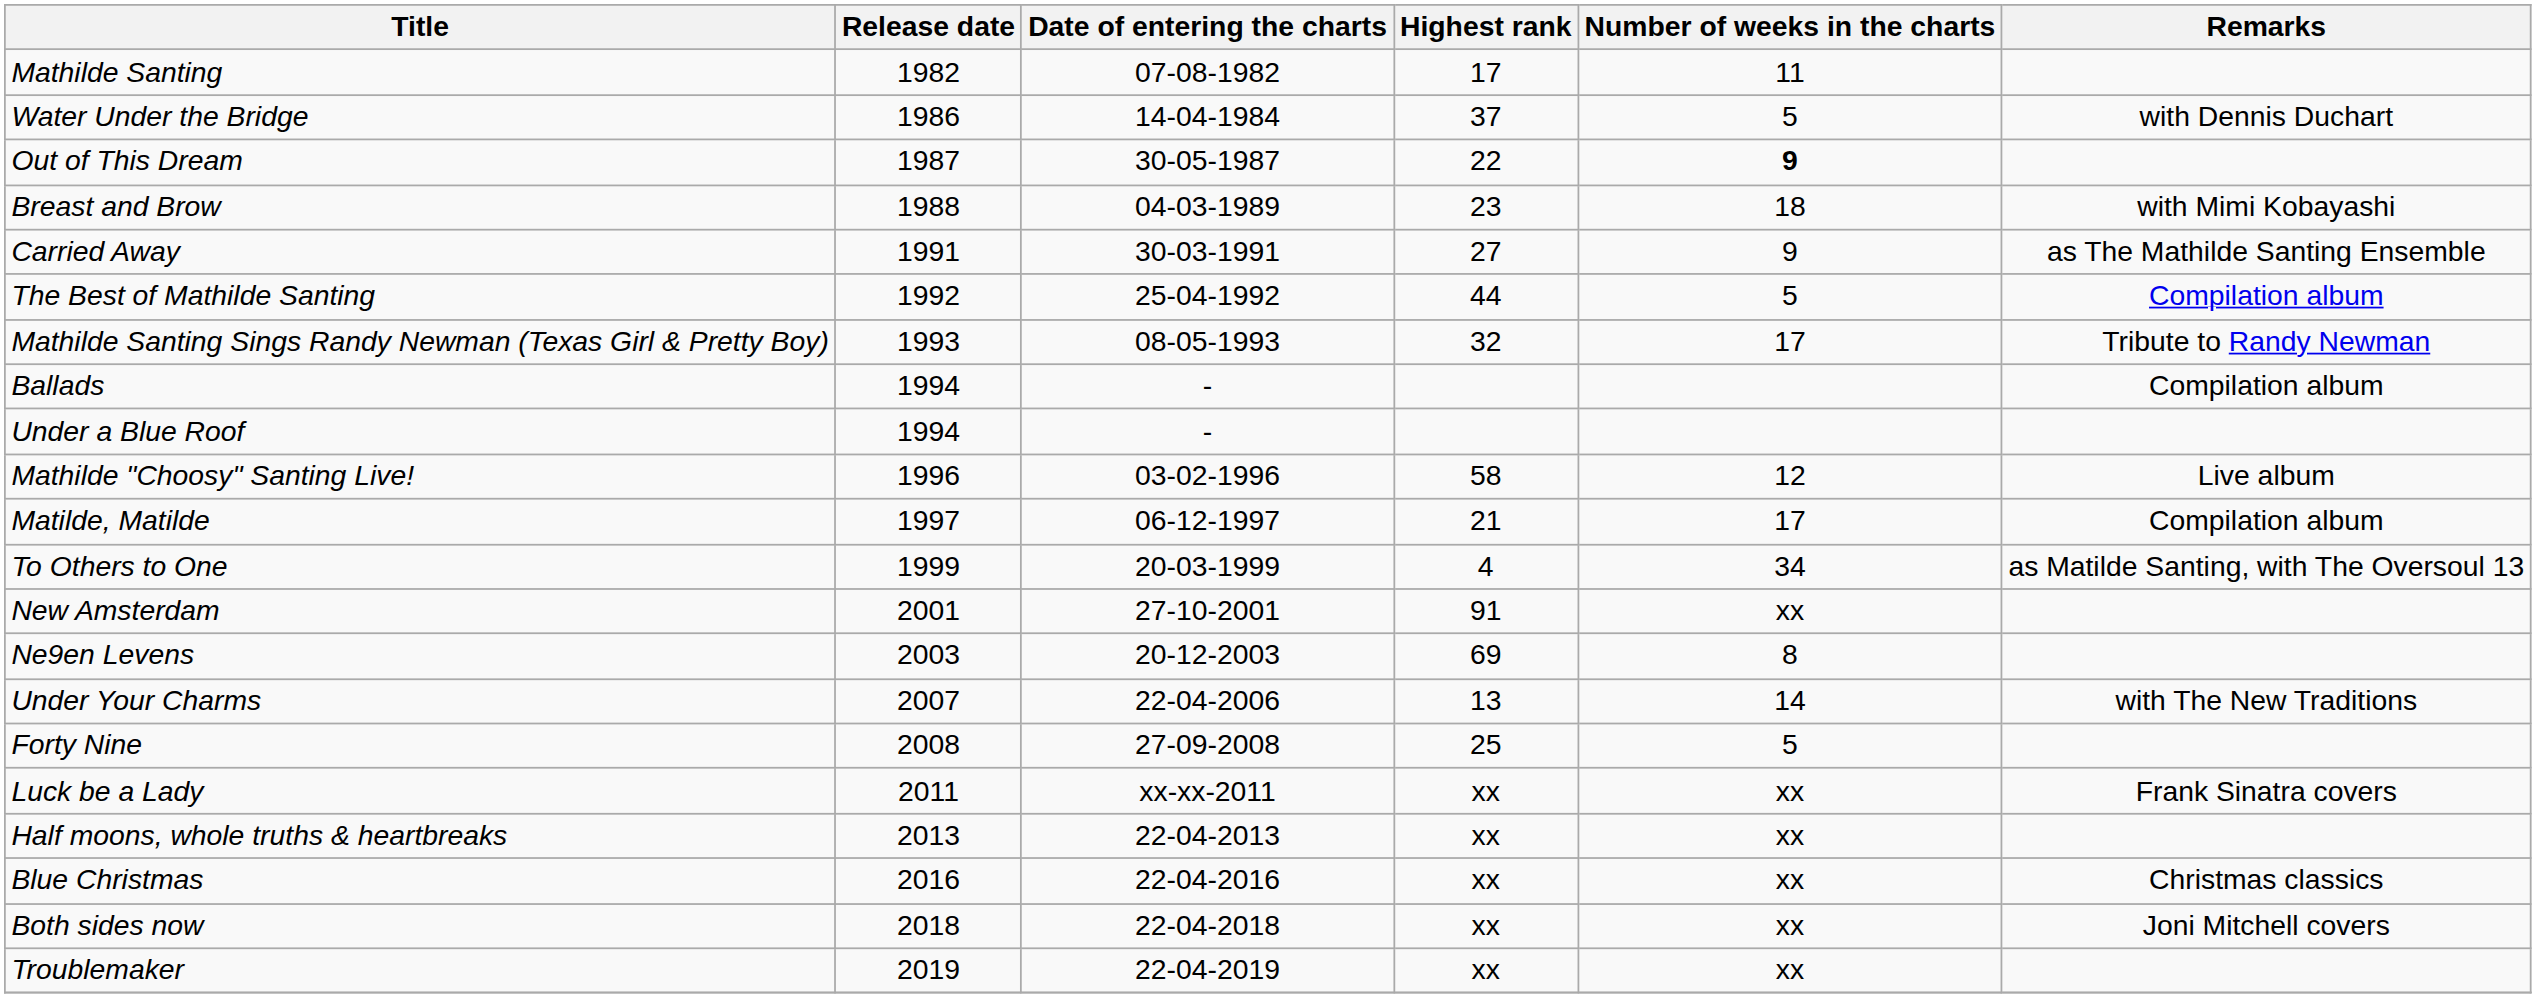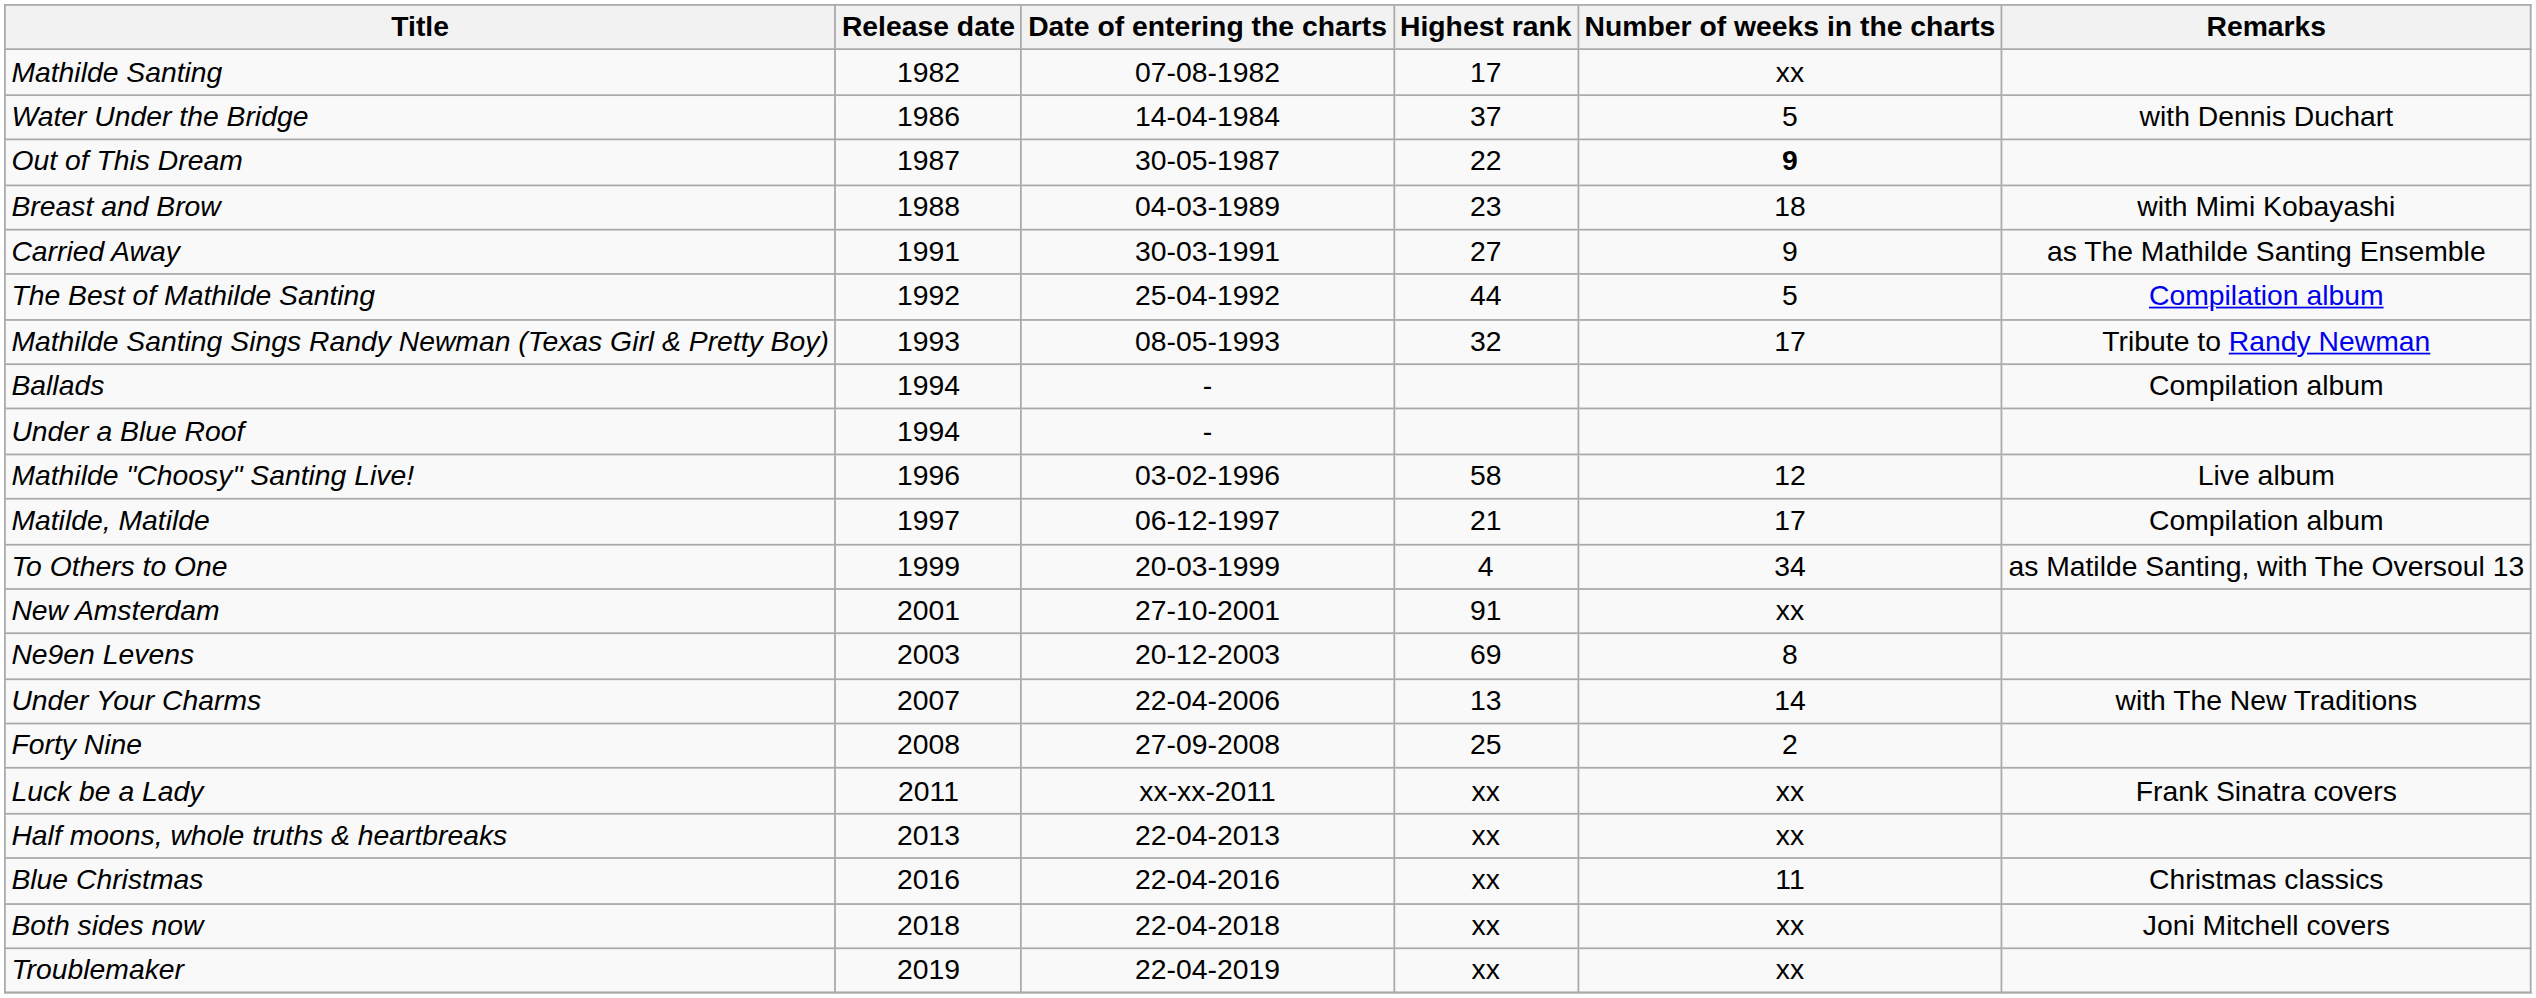(1790, 71) 11 -> (1790, 71) xx
(1790, 745) 5 -> (1790, 745) 2
(1790, 880) xx -> (1790, 880) 11
